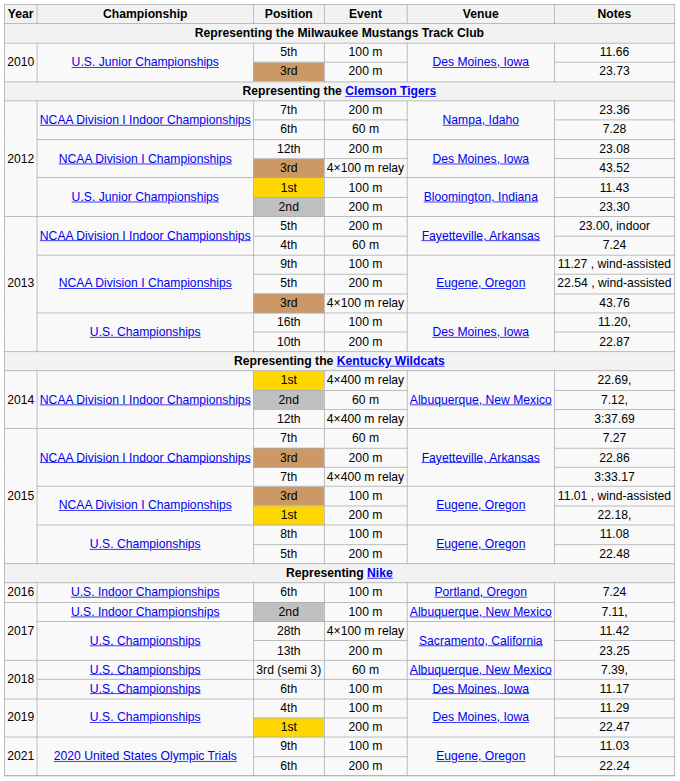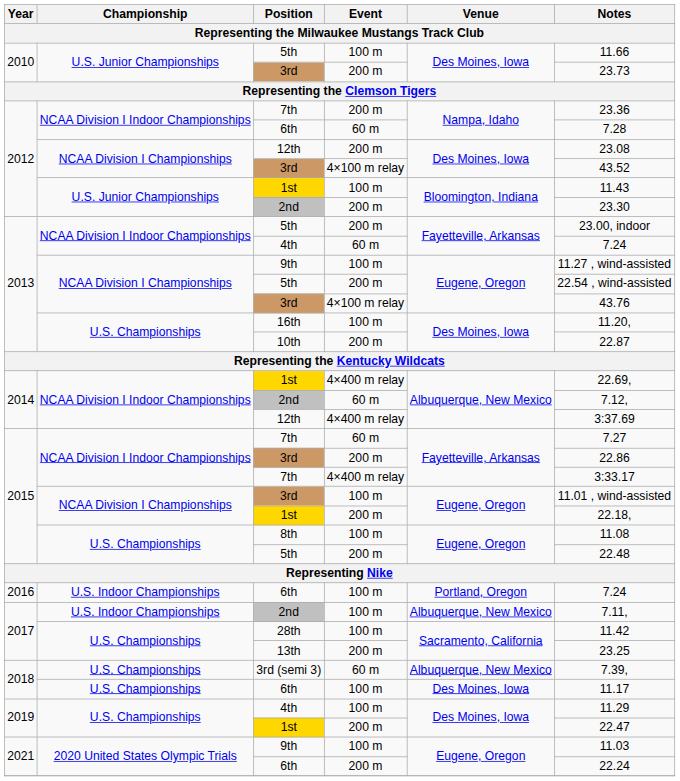(365, 631) 4×100 m relay -> (365, 631) 100 m
